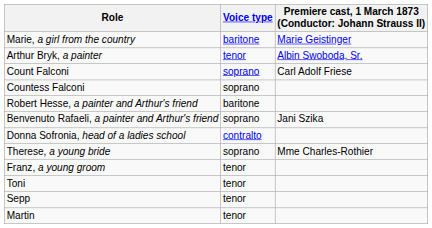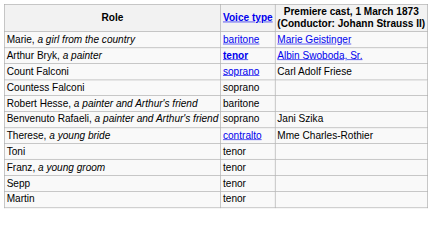(234, 55) normal -> (236, 55) bold
- row: (96, 135)
(241, 151) soprano -> (242, 135) contralto
rows swapped: (56, 167) <-> (16, 183)
